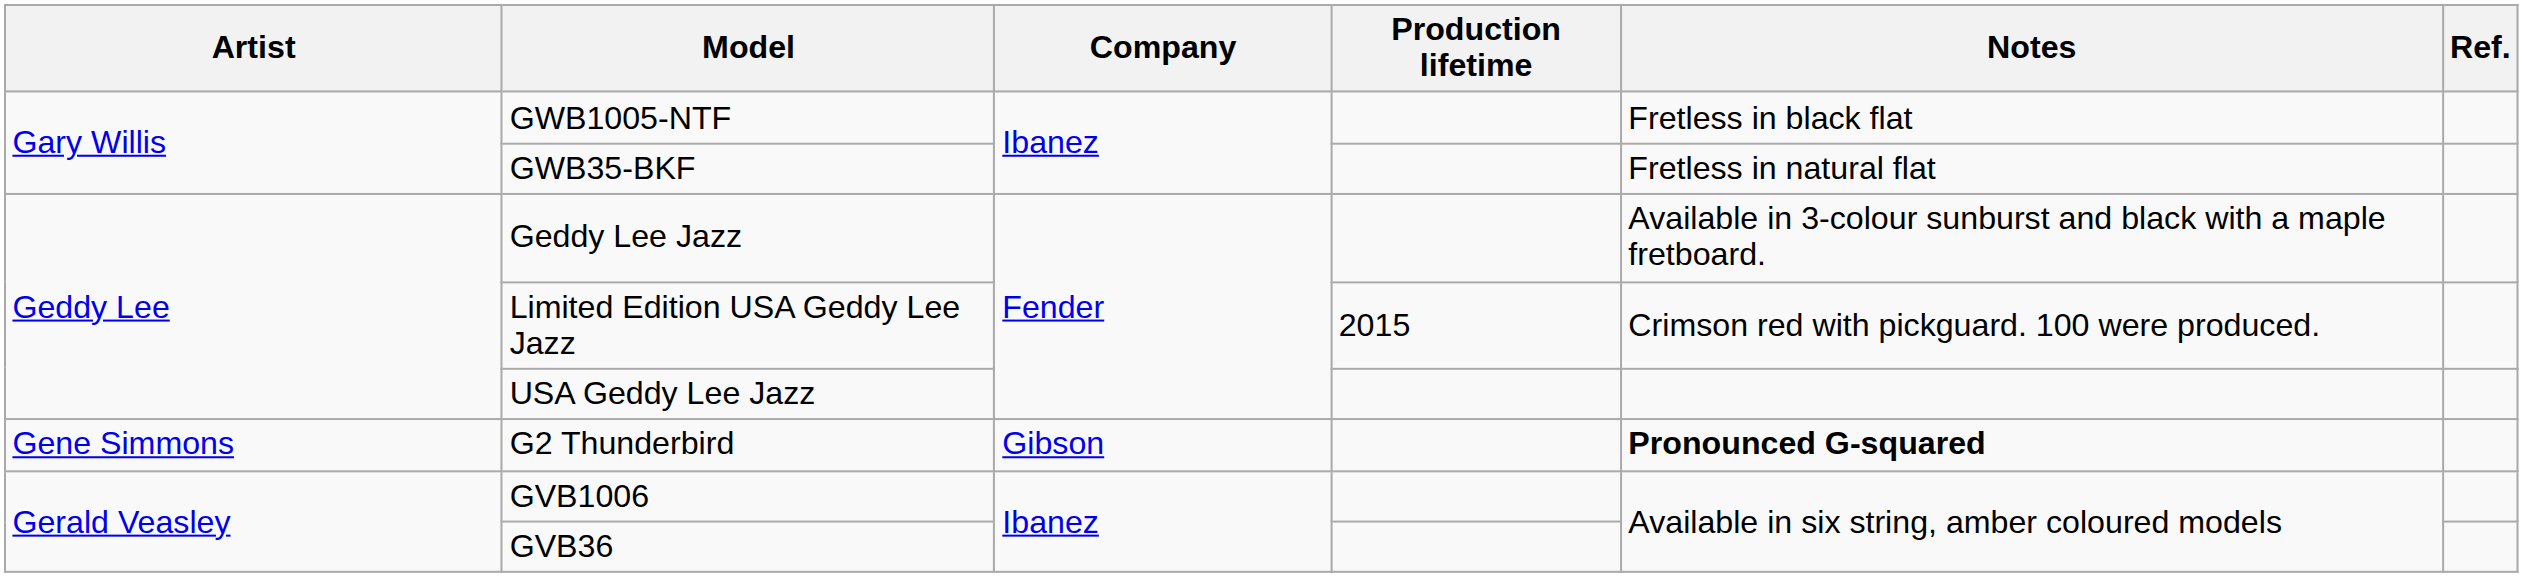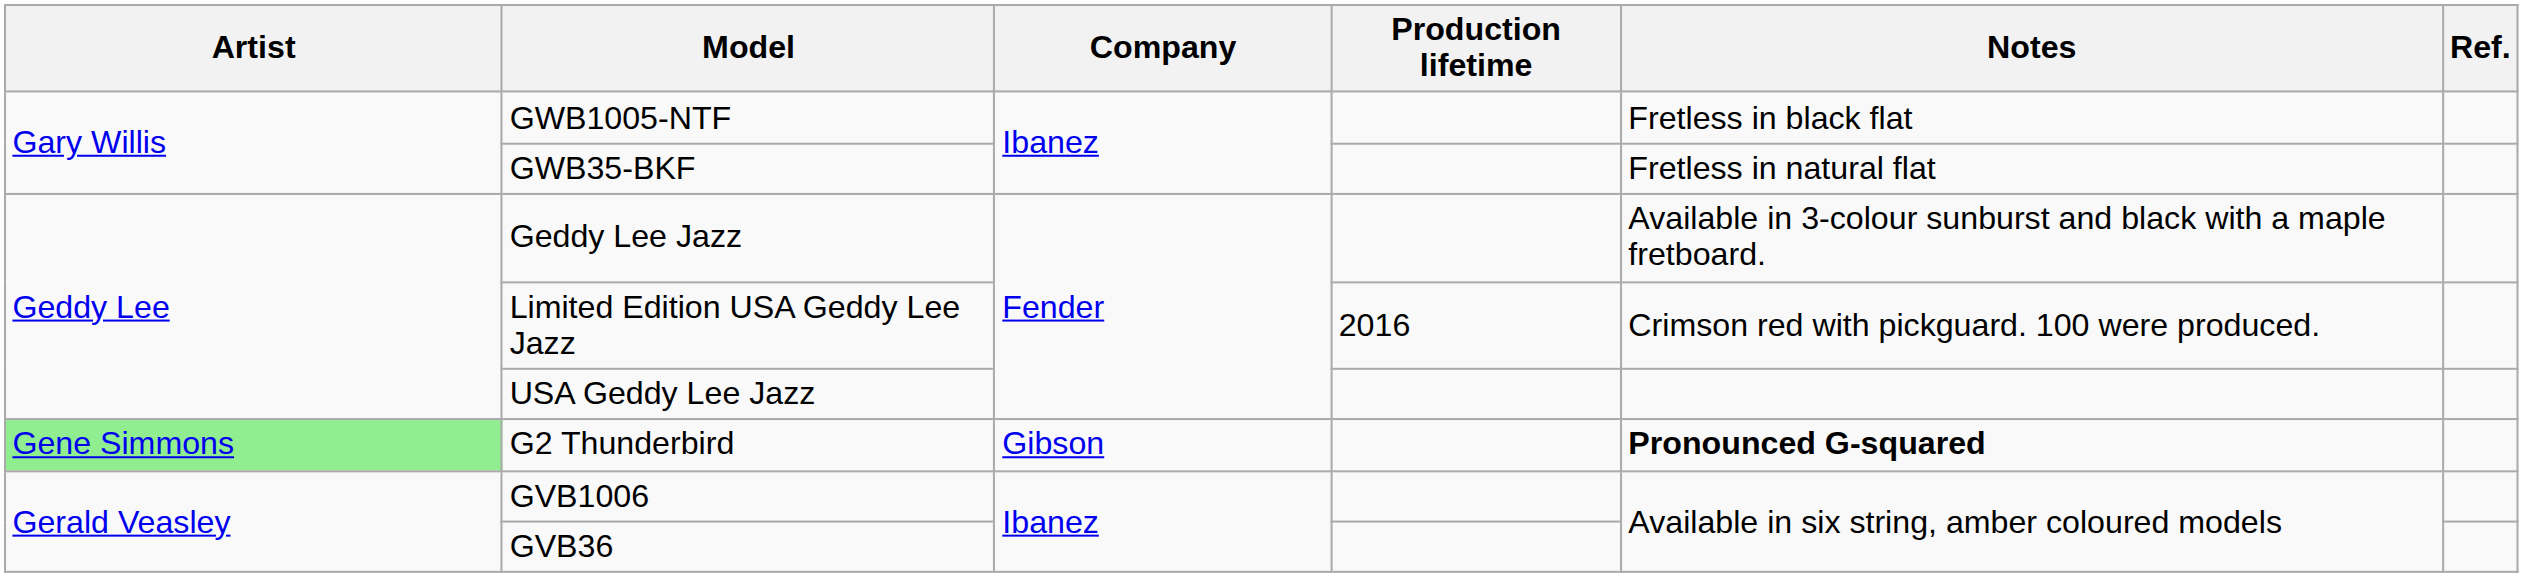(1375, 324) 2015 -> (1375, 324) 2016
(123, 444) no background -> (123, 444) lightgreen background
